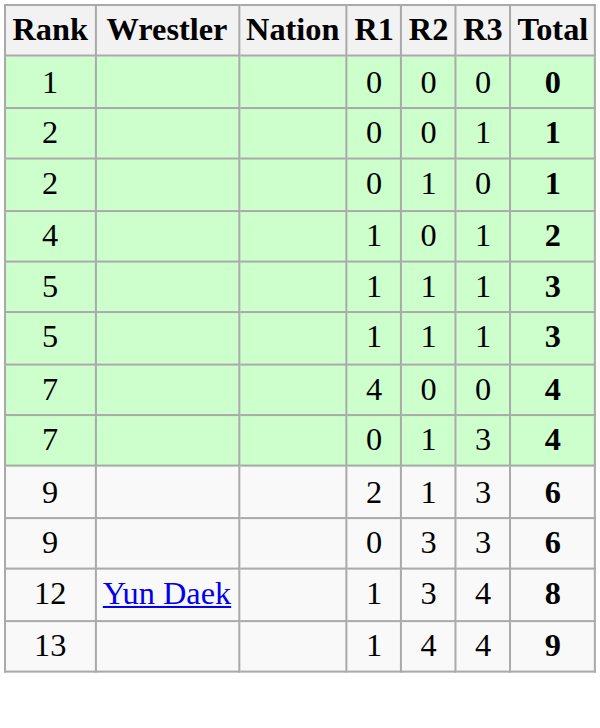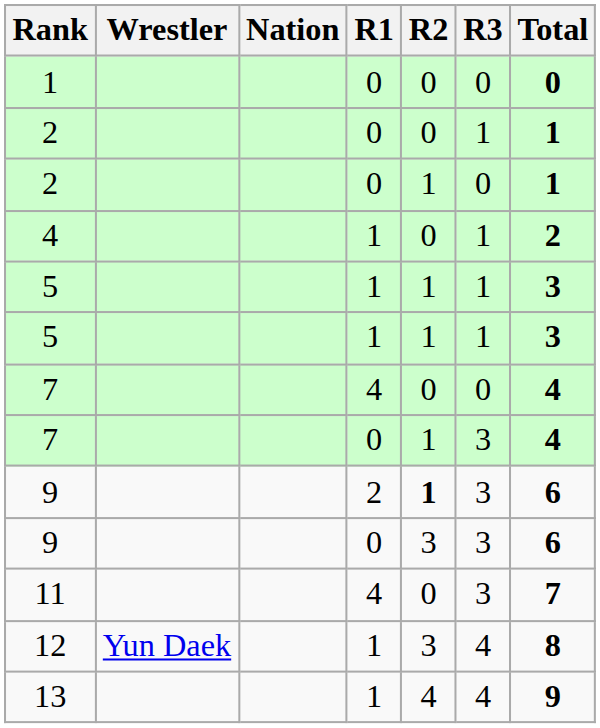(429, 491) normal -> (429, 491) bold
+ row: (50, 593)
